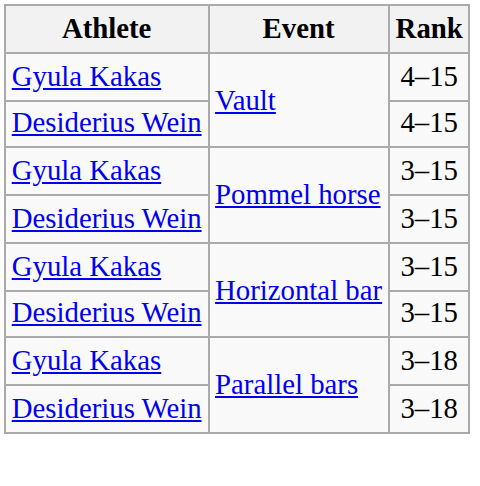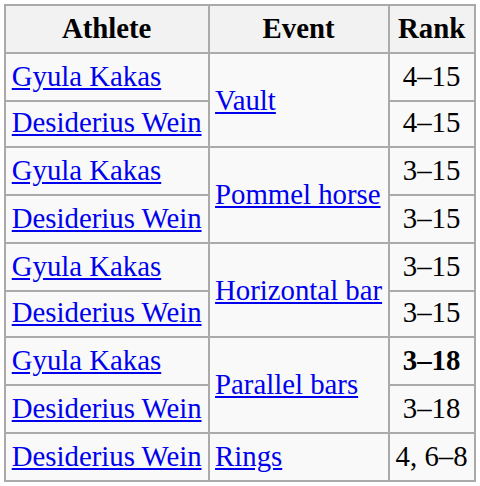(429, 361) normal -> (432, 361) bold
+ row: (107, 456)
